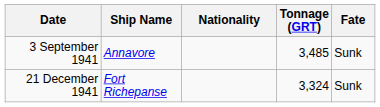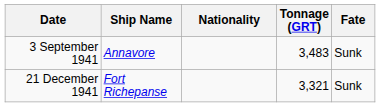(314, 53) 3,485 -> (314, 53) 3,483
(314, 85) 3,324 -> (314, 85) 3,321
